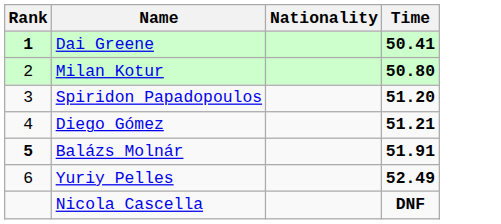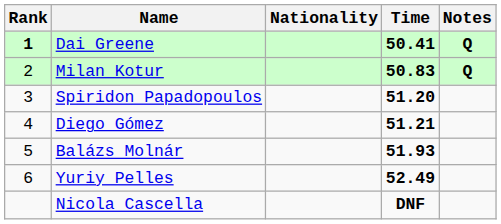+ column: (467, 18)
(410, 71) 50.80 -> (410, 71) 50.83
(28, 151) bold -> (28, 151) normal
(410, 151) 51.91 -> (410, 151) 51.93
